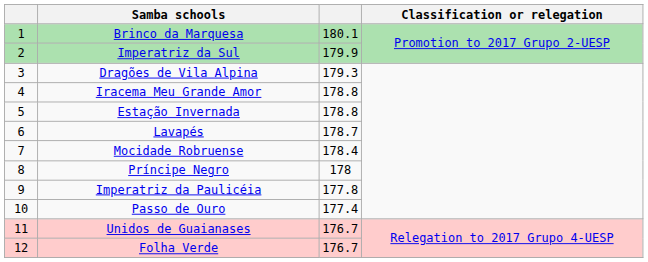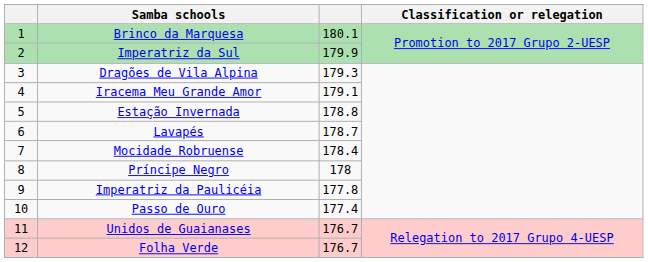(340, 92) 178.8 -> (340, 92) 179.1
